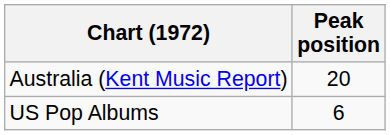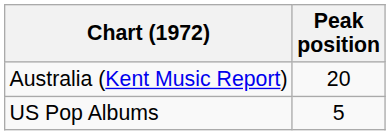(339, 112) 6 -> (339, 112) 5
